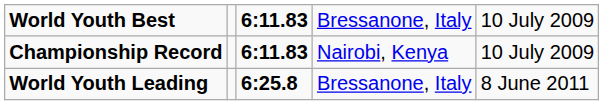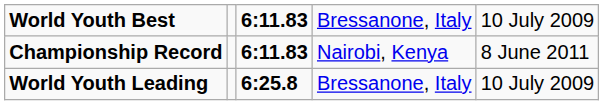(537, 52) 10 July 2009 -> (535, 52) 8 June 2011
(535, 83) 8 June 2011 -> (537, 83) 10 July 2009
